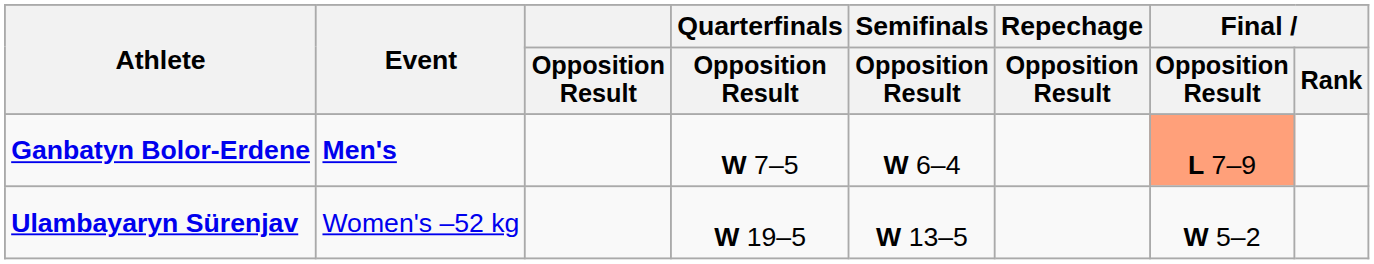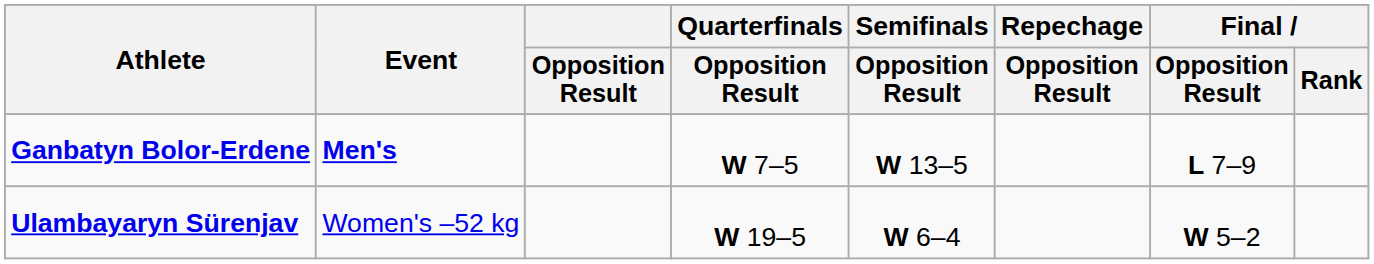(922, 166) W 6–4 -> (922, 166) W 13–5
(1222, 166) lightsalmon background -> (1222, 166) no background
(922, 237) W 13–5 -> (922, 237) W 6–4
